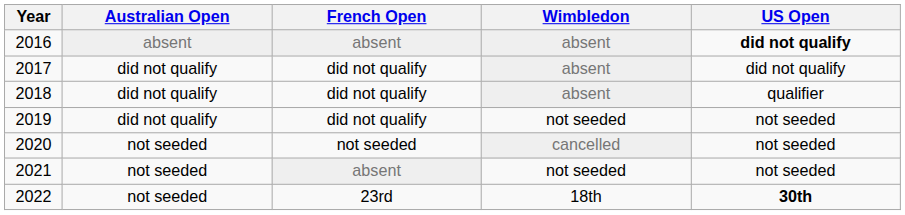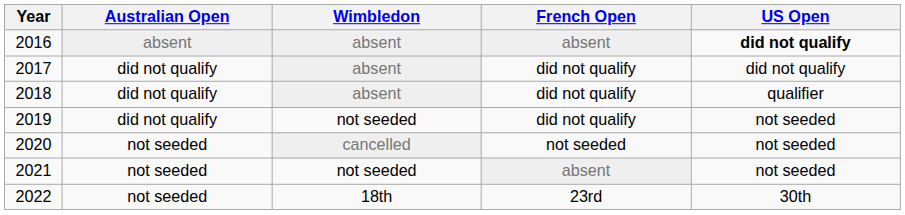columns swapped: (377, 17) <-> (586, 17)
(796, 196) bold -> (796, 196) normal
